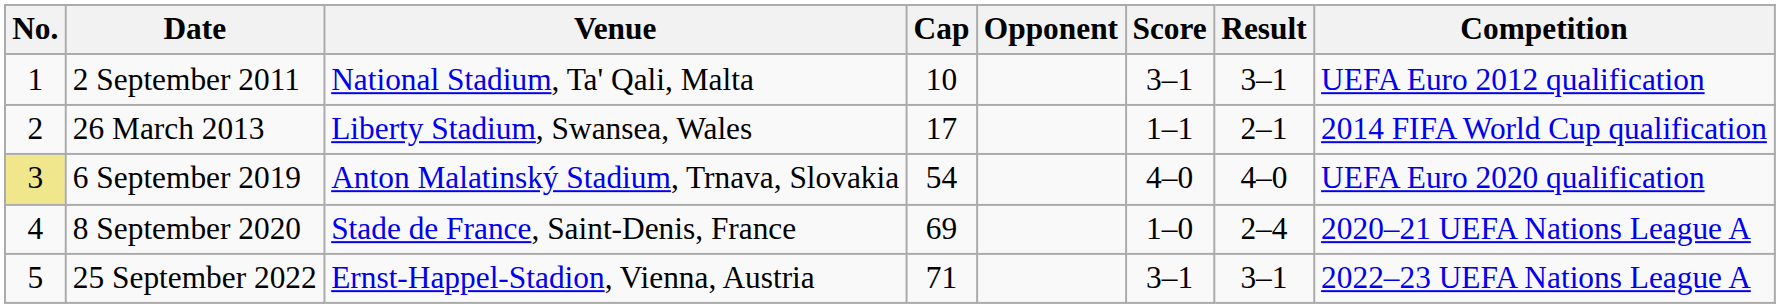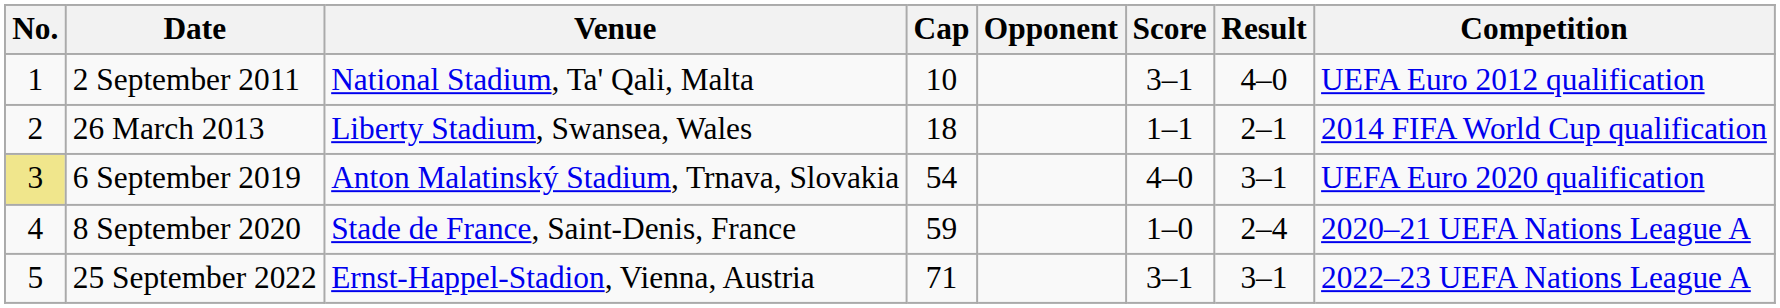(1264, 79) 3–1 -> (1264, 79) 4–0
(941, 128) 17 -> (941, 128) 18
(1264, 178) 4–0 -> (1264, 178) 3–1
(941, 228) 69 -> (941, 228) 59
